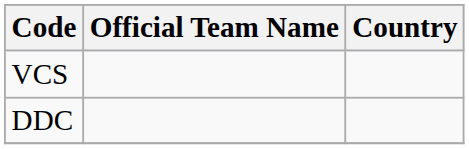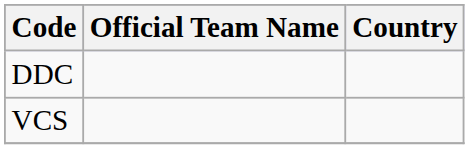rows swapped: (42, 119) <-> (40, 73)
